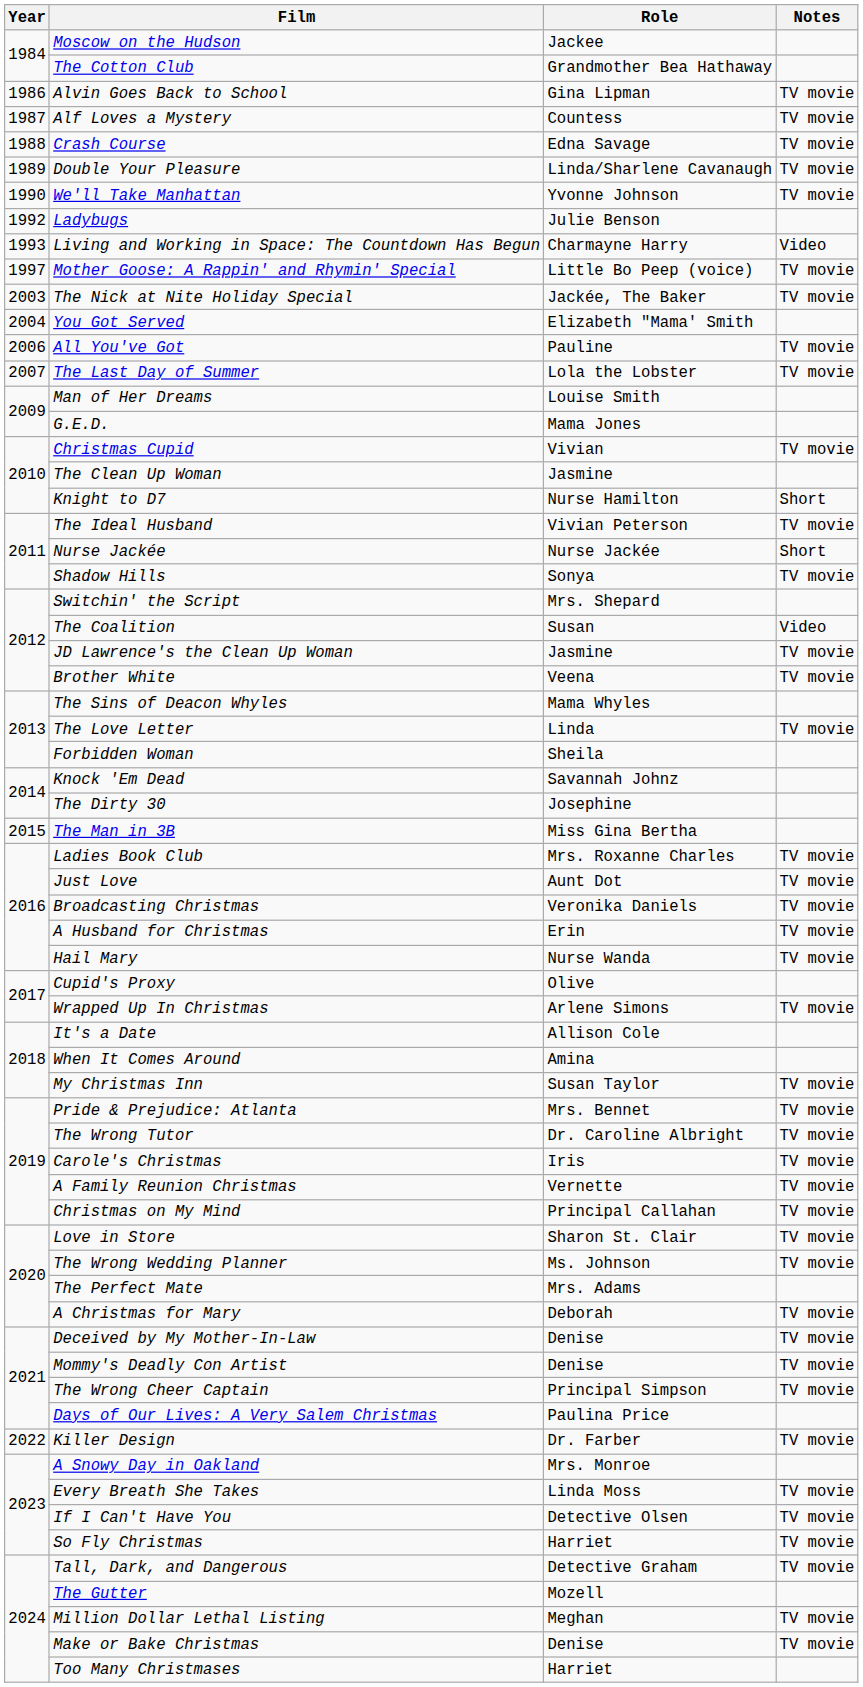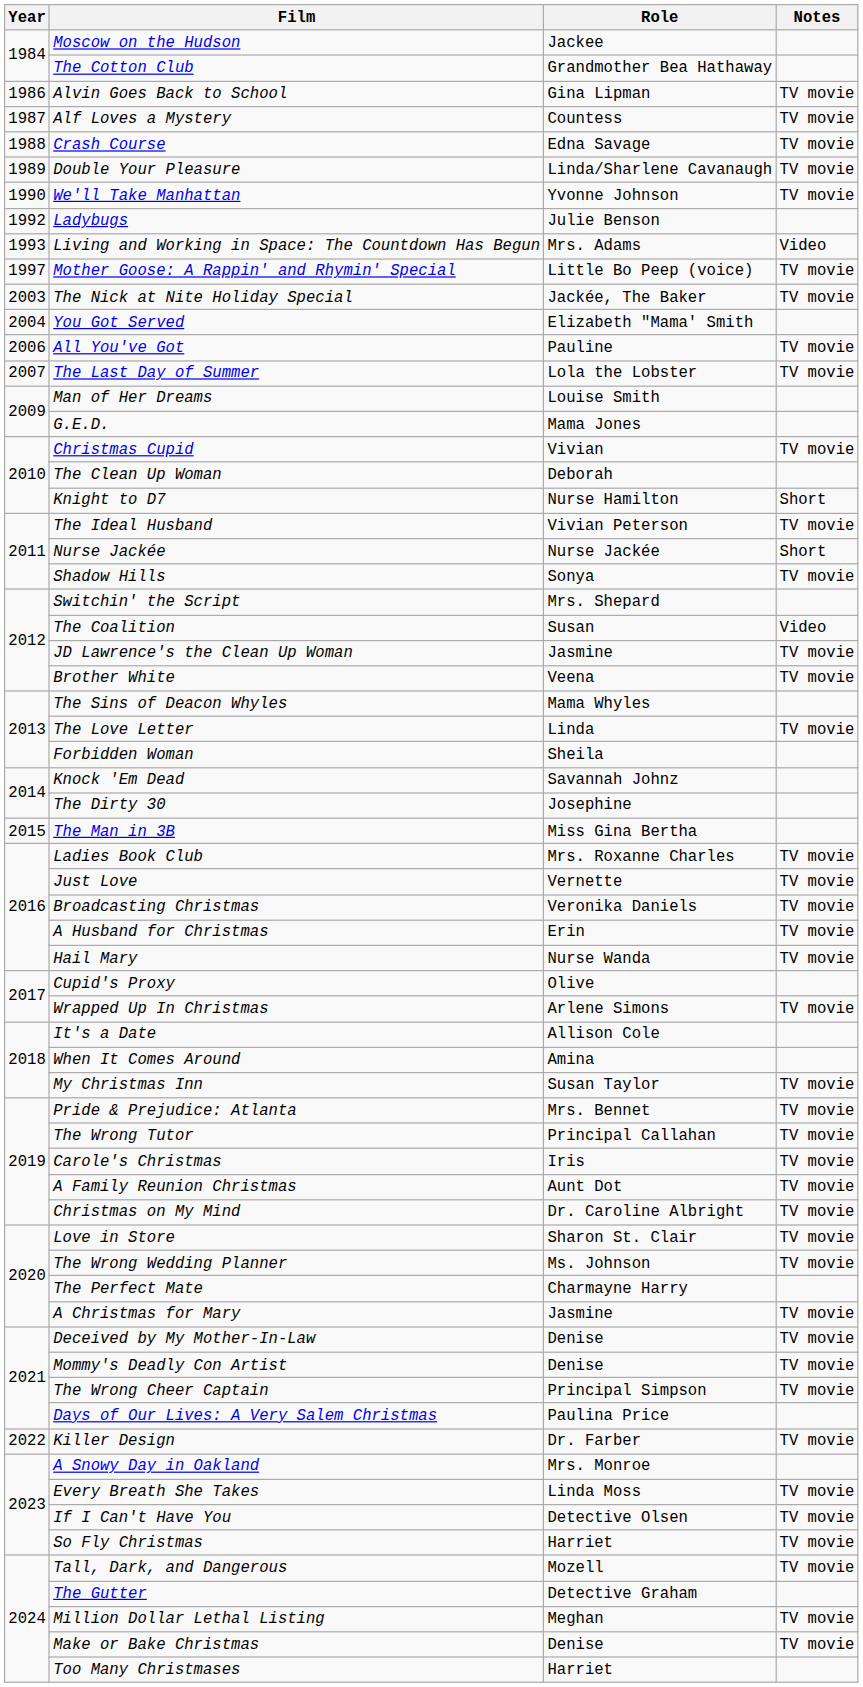(618, 246) Charmayne Harry -> (594, 246) Mrs. Adams
(580, 475) Jasmine -> (580, 475) Deborah
(585, 882) Aunt Dot -> (585, 882) Vernette
(646, 1136) Dr. Caroline Albright -> (632, 1136) Principal Callahan
(585, 1187) Vernette -> (585, 1187) Aunt Dot
(632, 1212) Principal Callahan -> (646, 1212) Dr. Caroline Albright
(594, 1289) Mrs. Adams -> (618, 1289) Charmayne Harry
(580, 1314) Deborah -> (580, 1314) Jasmine
(622, 1568) Detective Graham -> (576, 1568) Mozell
(576, 1594) Mozell -> (622, 1594) Detective Graham
